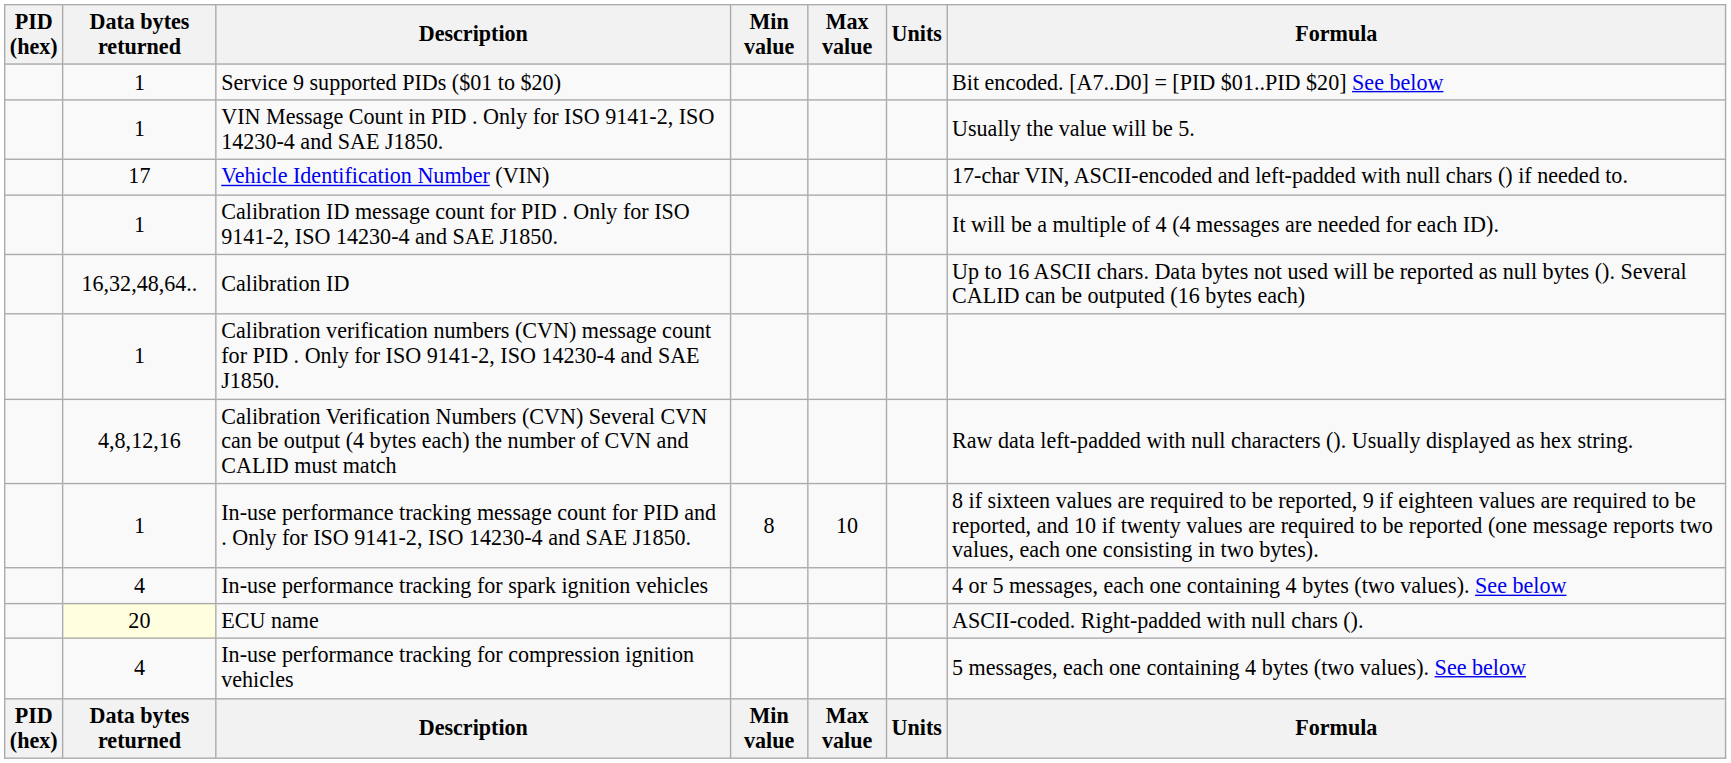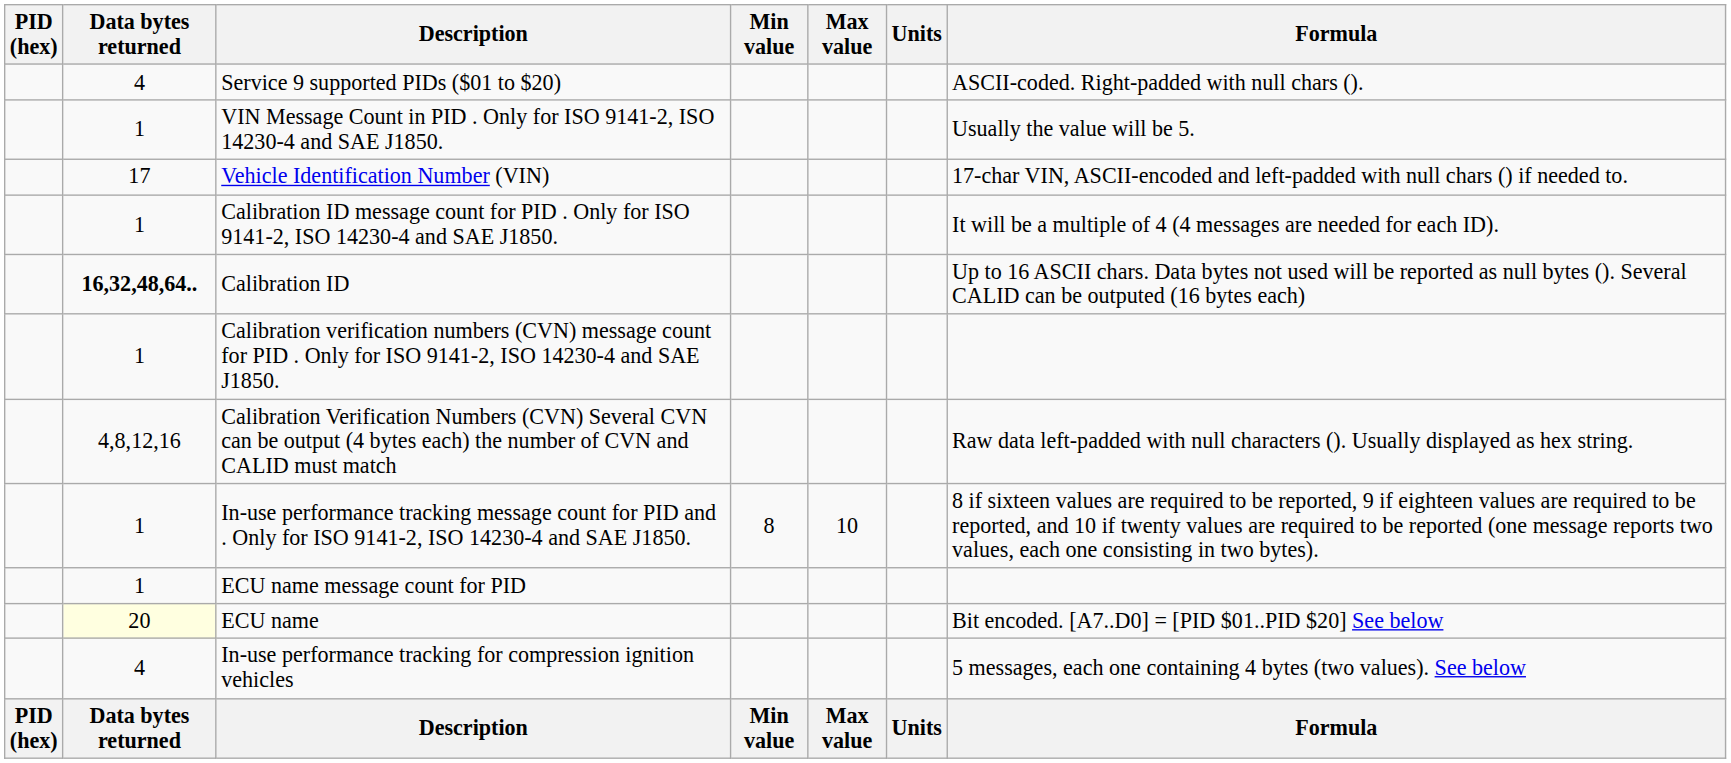(139, 81) 1 -> (139, 81) 4
(1198, 81) Bit encoded. [A7..D0] = [PID $01..PID $20] See below -> (1158, 81) ASCII-coded. Right-padded with null chars ().
(139, 284) normal -> (139, 284) bold
- row: (465, 585)
+ row: (374, 585)
(1158, 620) ASCII-coded. Right-padded with null chars (). -> (1198, 620) Bit encoded. [A7..D0] = [PID $01..PID $20] See below
